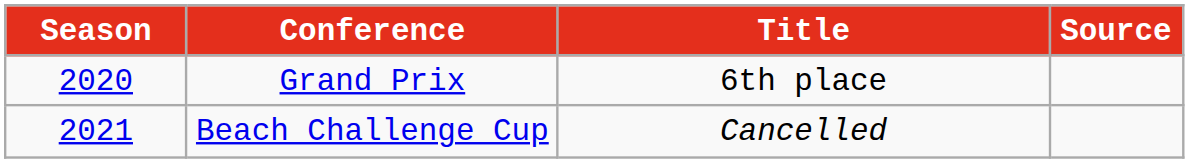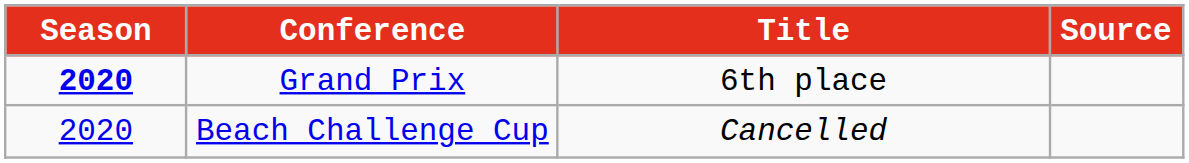(96, 81) normal -> (96, 81) bold
(96, 131) 2021 -> (96, 131) 2020
